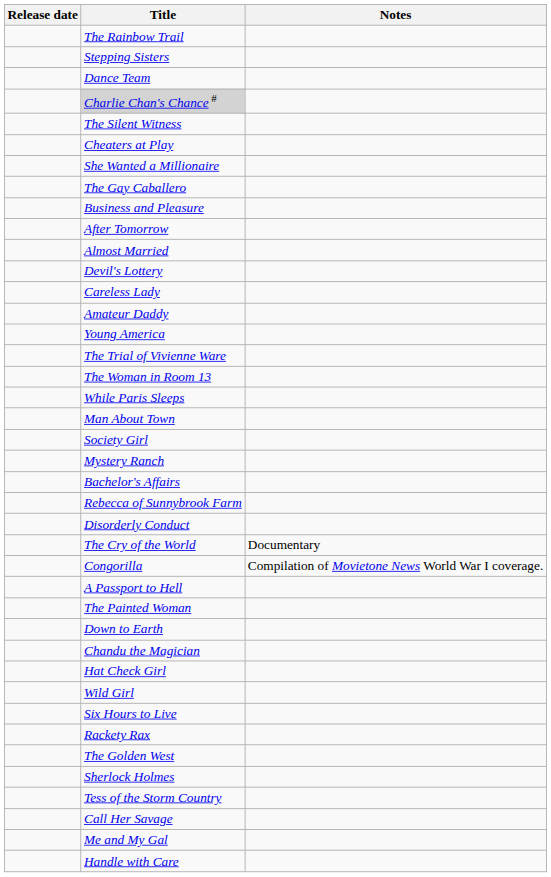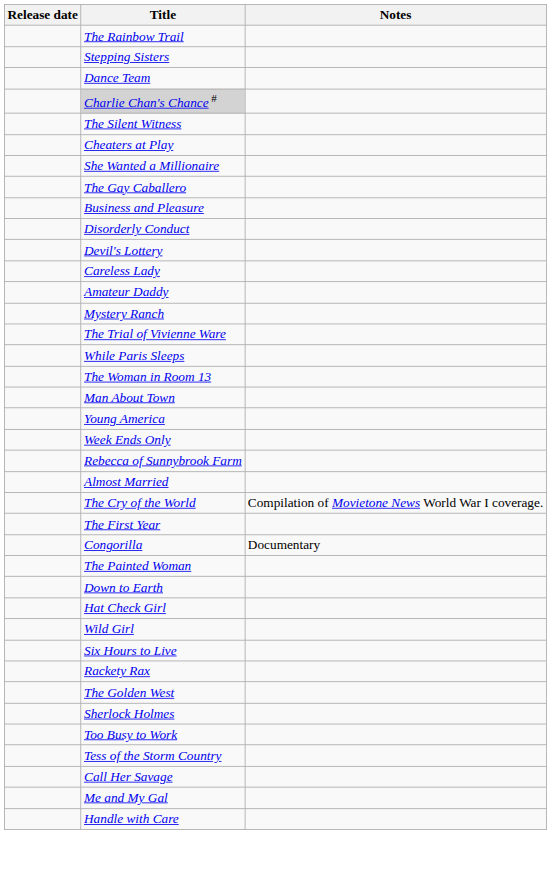- row: (126, 229)
rows swapped: (137, 524) <-> (126, 250)
rows swapped: (124, 334) <-> (124, 460)
rows swapped: (134, 397) <-> (148, 376)
- row: (116, 439)
+ row: (127, 439)
- row: (132, 481)
(284, 545) Documentary -> (396, 503) Compilation of Movietone News World War I coverage.
+ row: (122, 524)
(396, 566) Compilation of Movietone News World War I coverage. -> (284, 545) Documentary
- row: (133, 587)
- row: (142, 650)
+ row: (131, 734)
